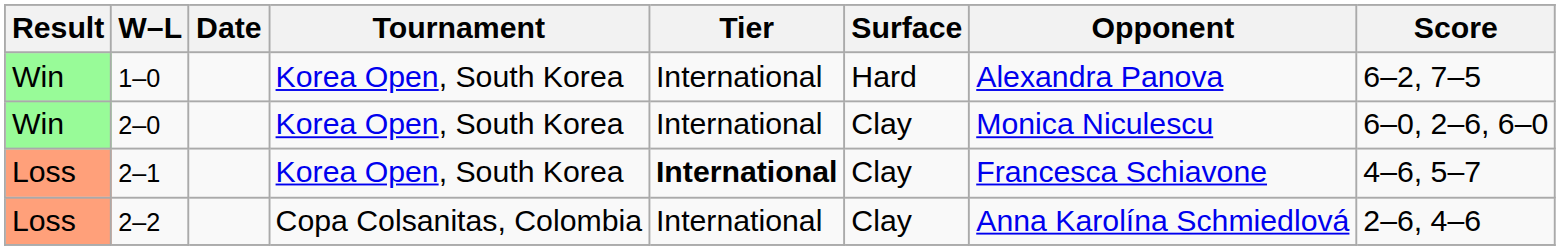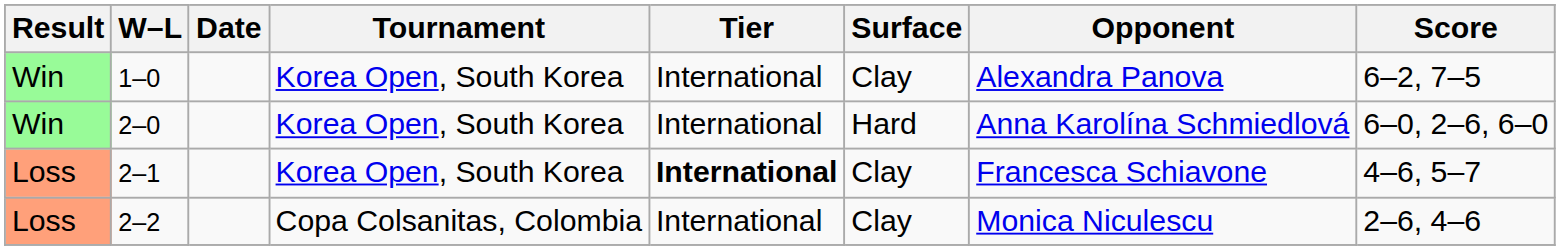(884, 76) Hard -> (882, 76) Clay
(882, 124) Clay -> (884, 124) Hard
(1095, 124) Monica Niculescu -> (1163, 124) Anna Karolína Schmiedlová
(1163, 220) Anna Karolína Schmiedlová -> (1095, 220) Monica Niculescu
